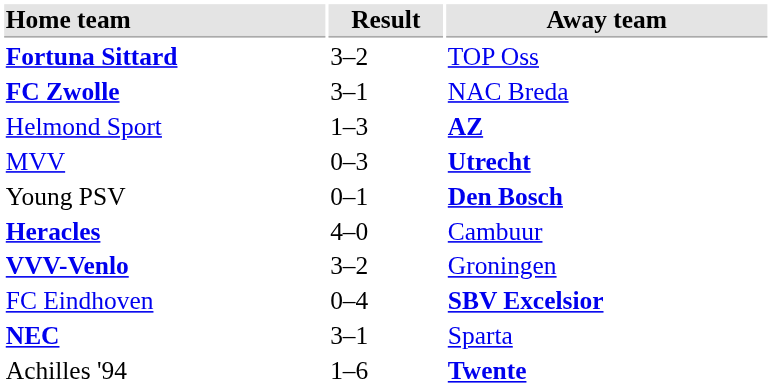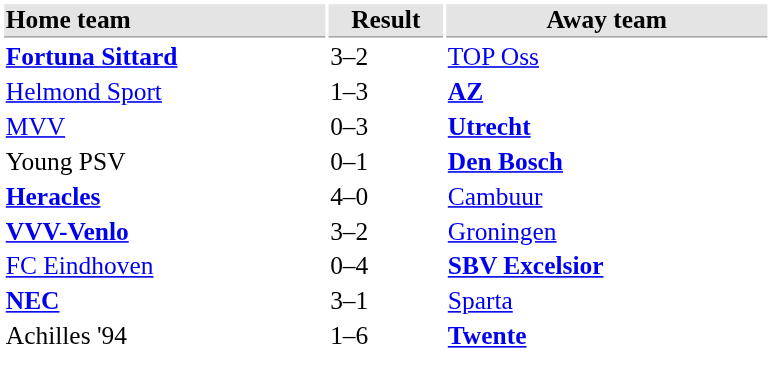- row: (63, 91)
